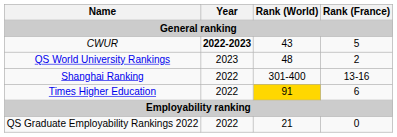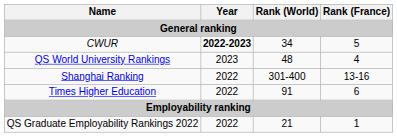(287, 44) 43 -> (287, 44) 34
(357, 60) 2 -> (357, 60) 4
(287, 92) gold background -> (287, 92) no background
(357, 124) 0 -> (357, 124) 1
